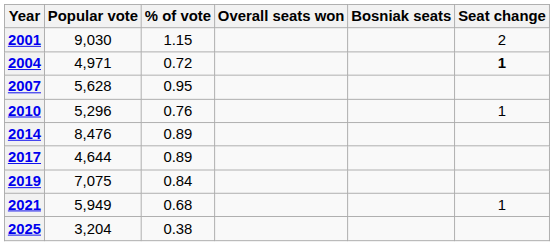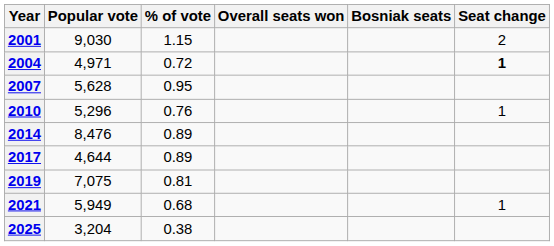(178, 181) 0.84 -> (178, 181) 0.81
